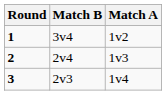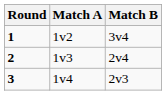columns swapped: (133, 15) <-> (77, 15)
